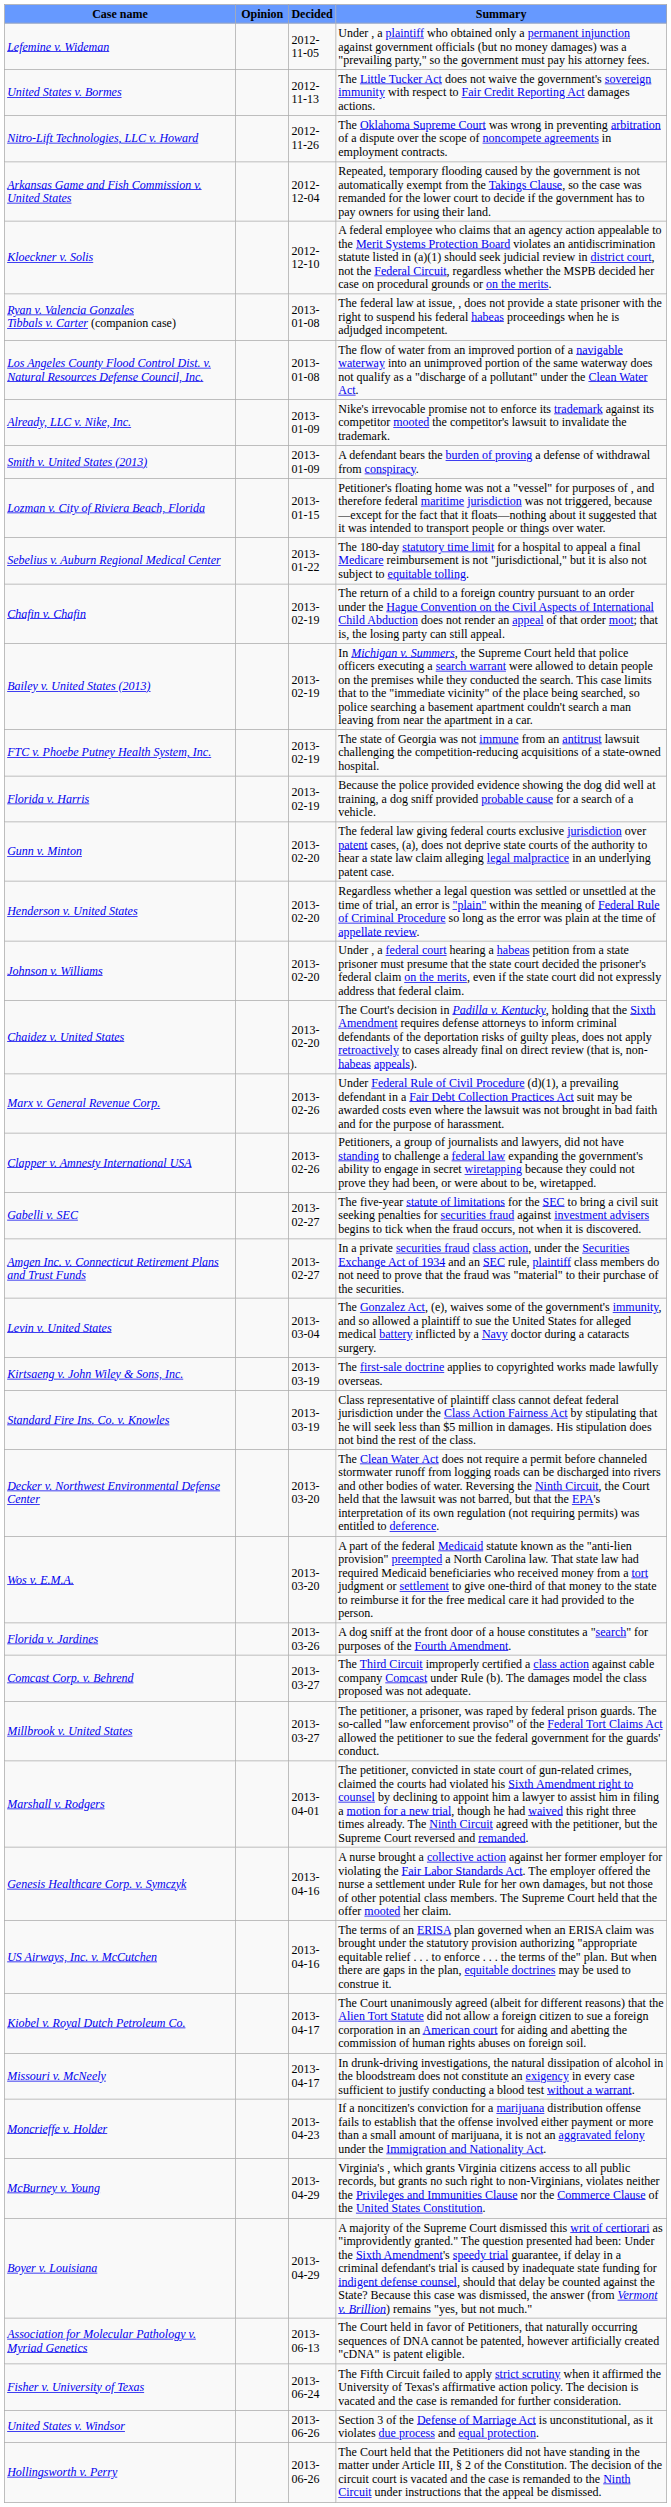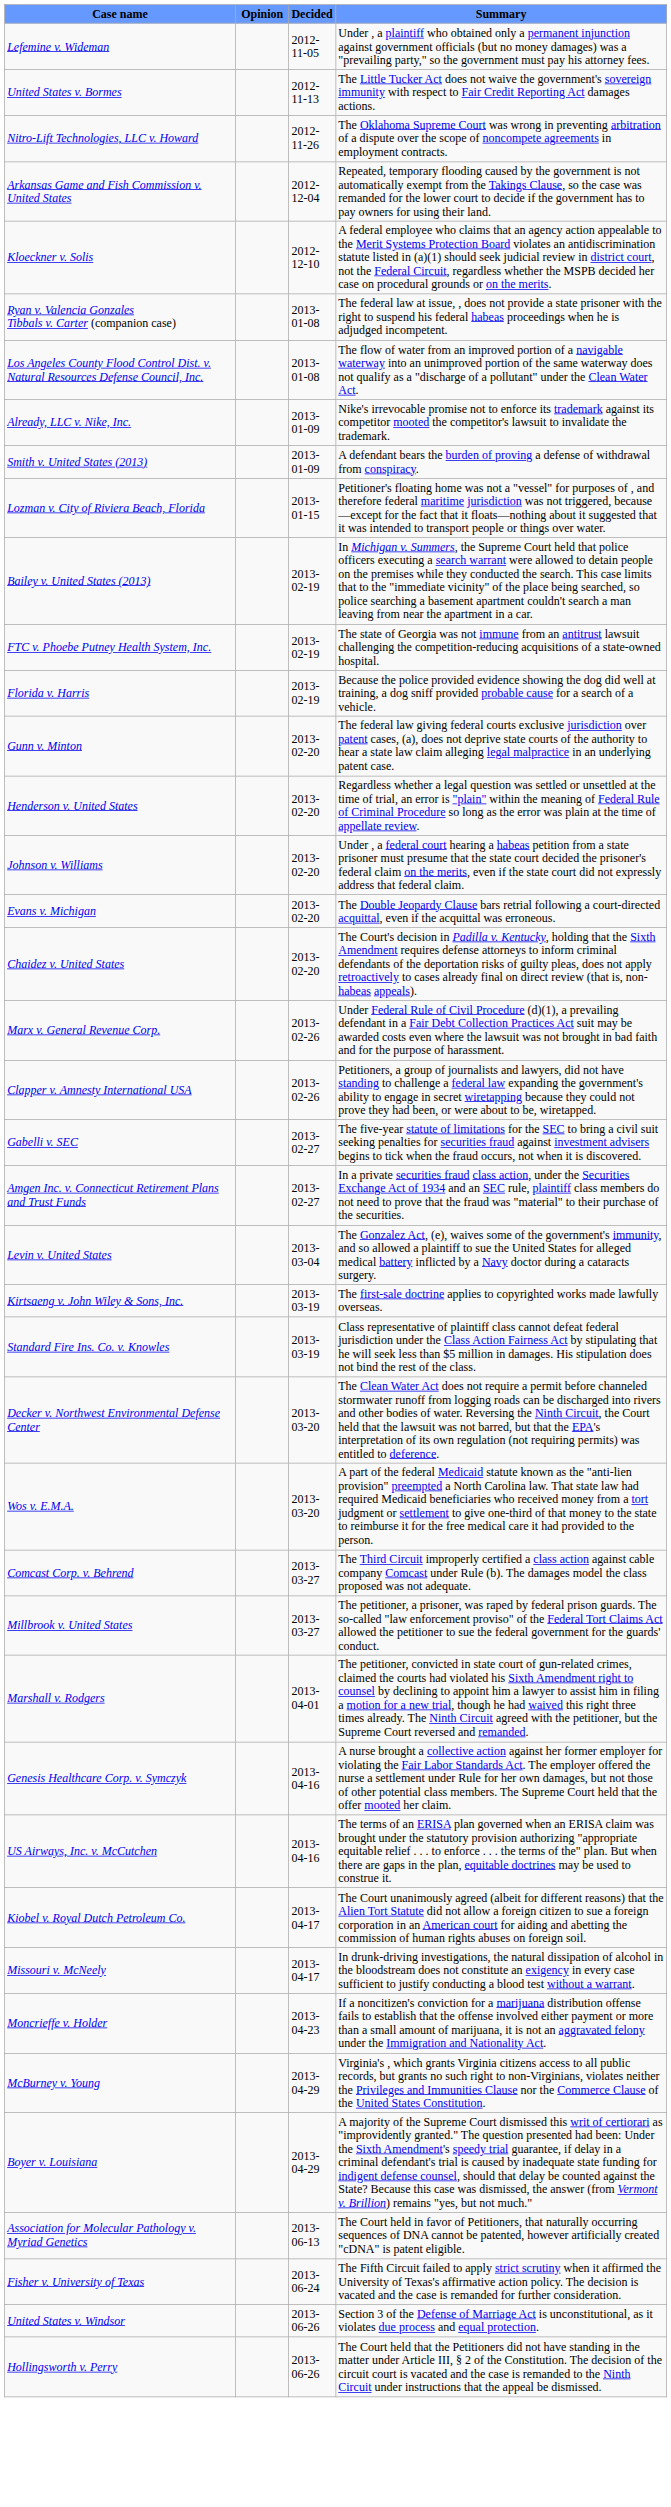- row: (114, 560)
- row: (47, 613)
+ row: (52, 911)
- row: (53, 1639)
